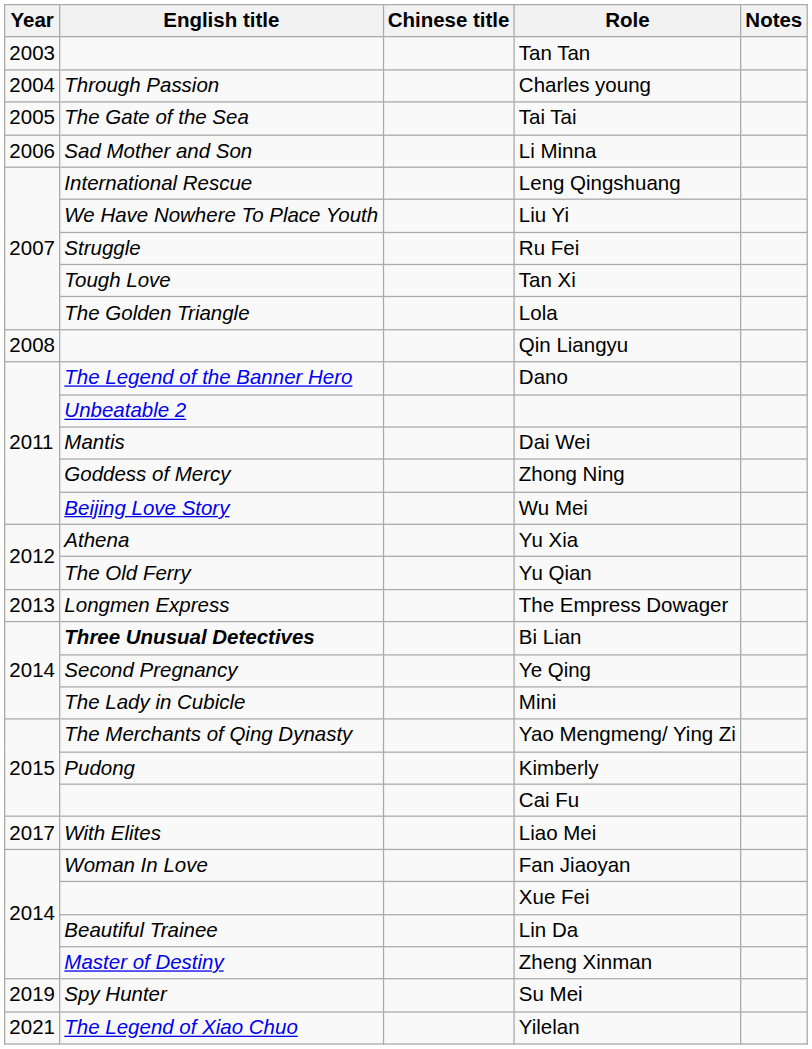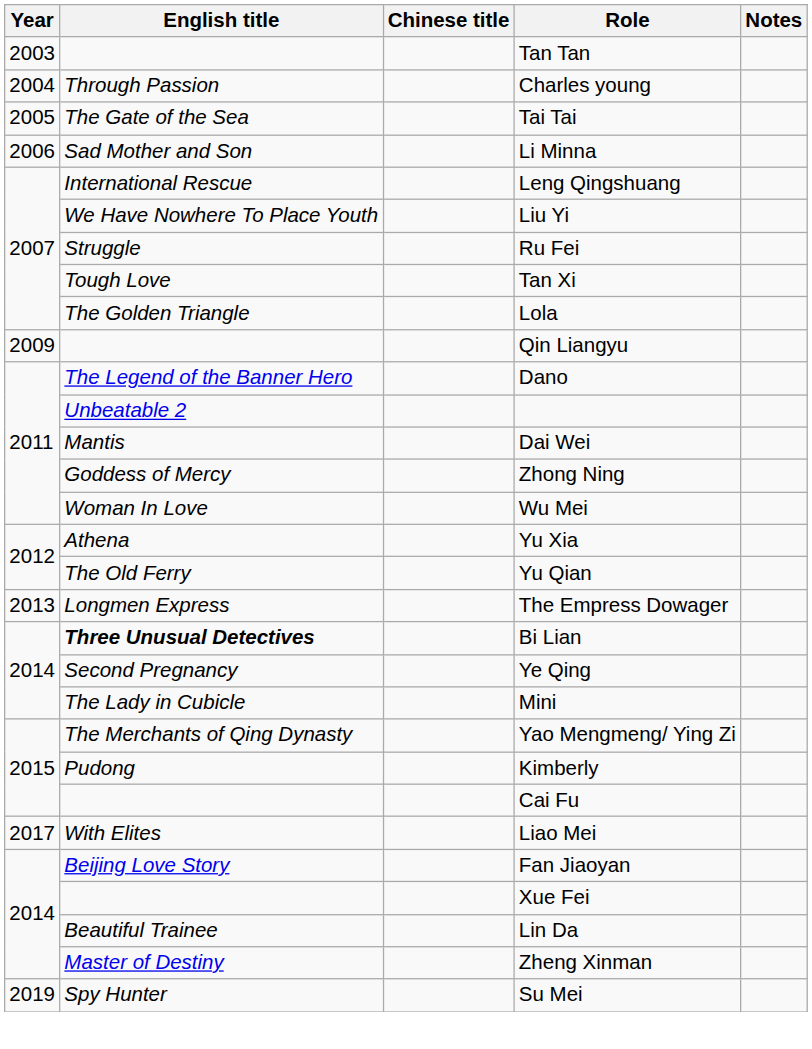(32, 345) 2008 -> (32, 345) 2009
(147, 507) Beijing Love Story -> (136, 507) Woman In Love
(136, 865) Woman In Love -> (147, 865) Beijing Love Story
- row: (549, 1027)
